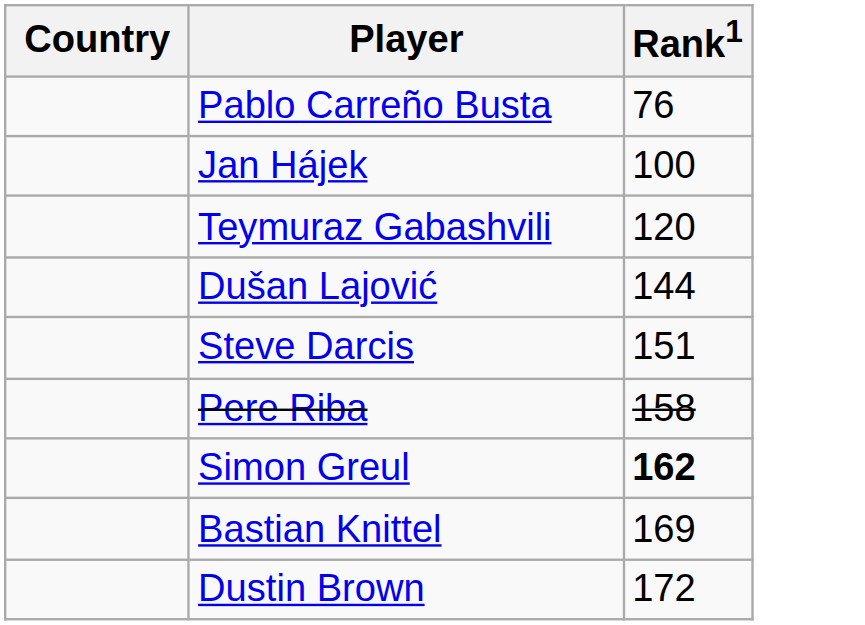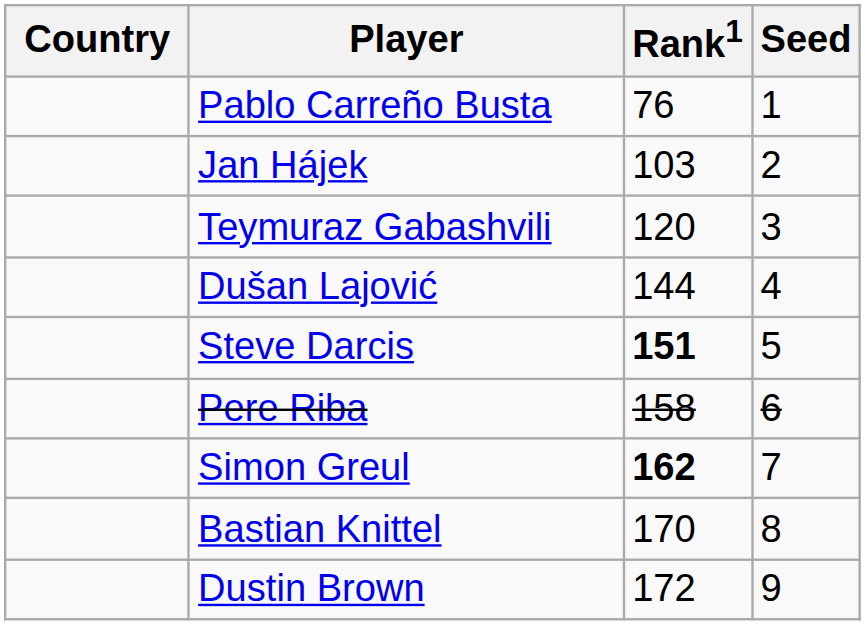+ column: (806, 39)
(664, 165) 100 -> (664, 165) 103
(664, 346) normal -> (664, 346) bold
(664, 528) 169 -> (664, 528) 170
